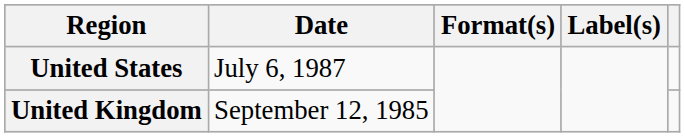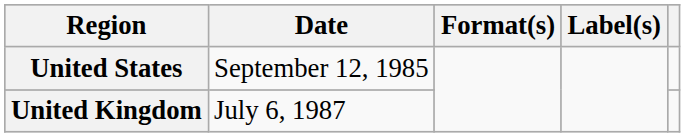(280, 68) July 6, 1987 -> (321, 68) September 12, 1985
(321, 110) September 12, 1985 -> (280, 110) July 6, 1987
